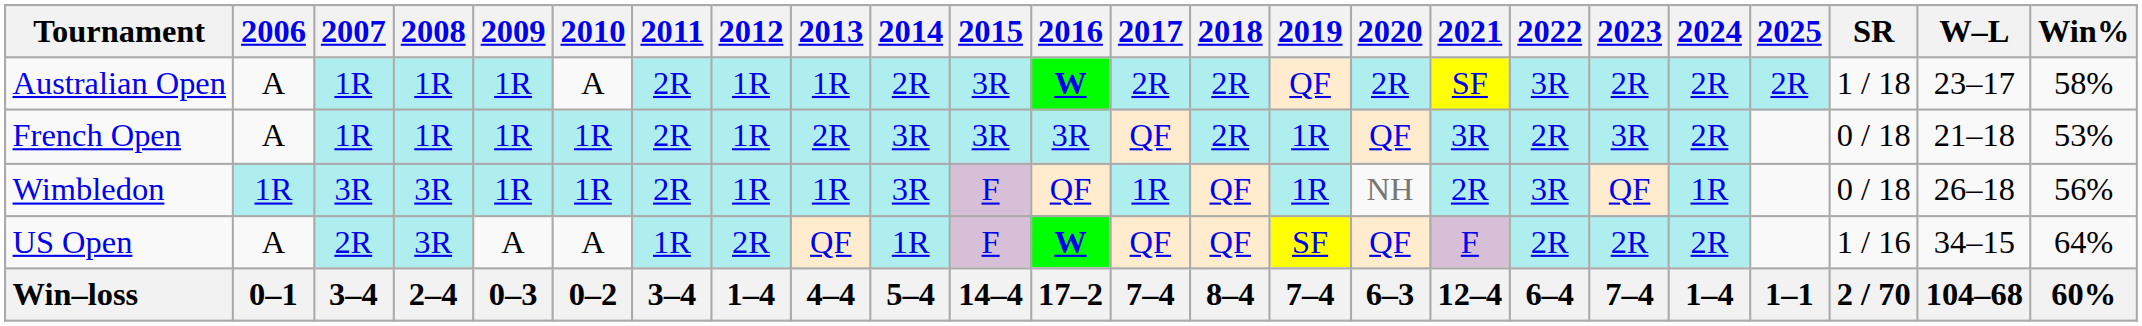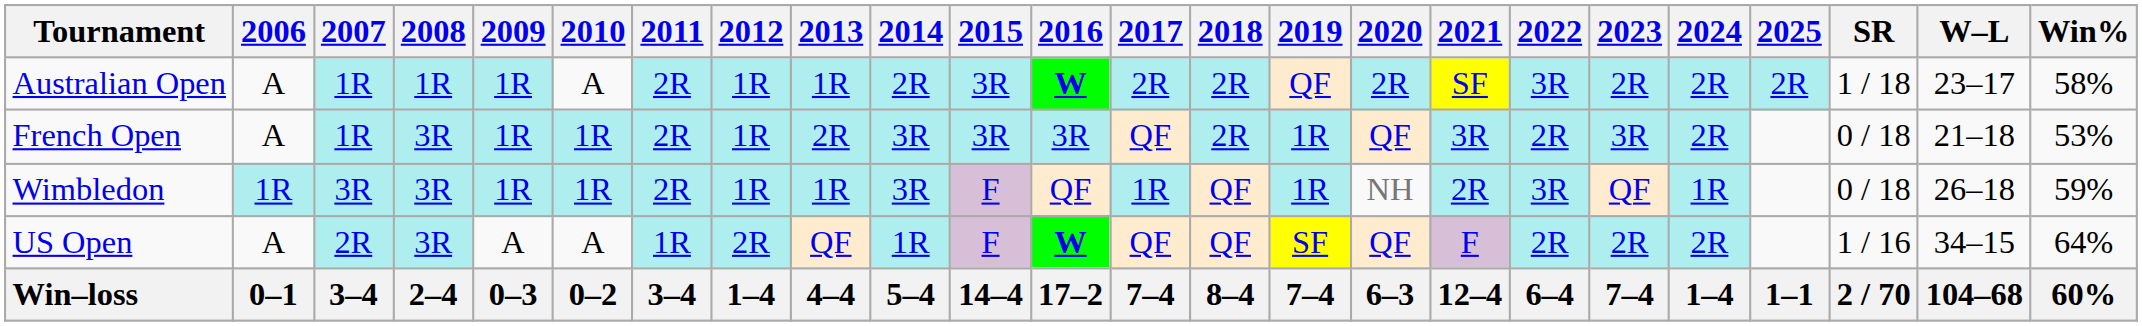(433, 135) 1R -> (433, 135) 3R
(2084, 188) 56% -> (2084, 188) 59%
